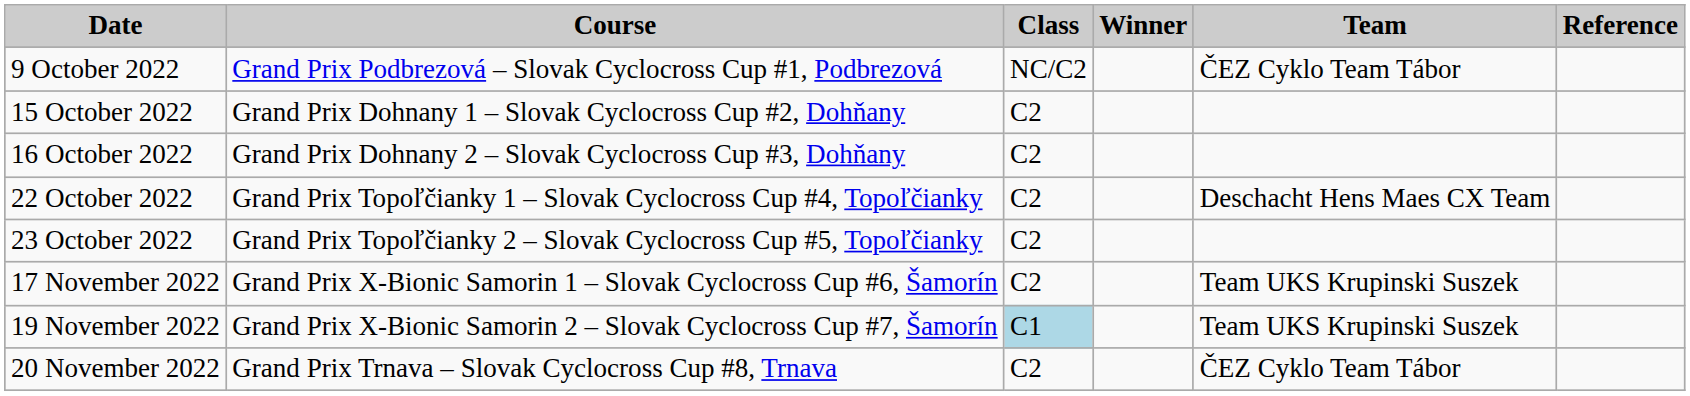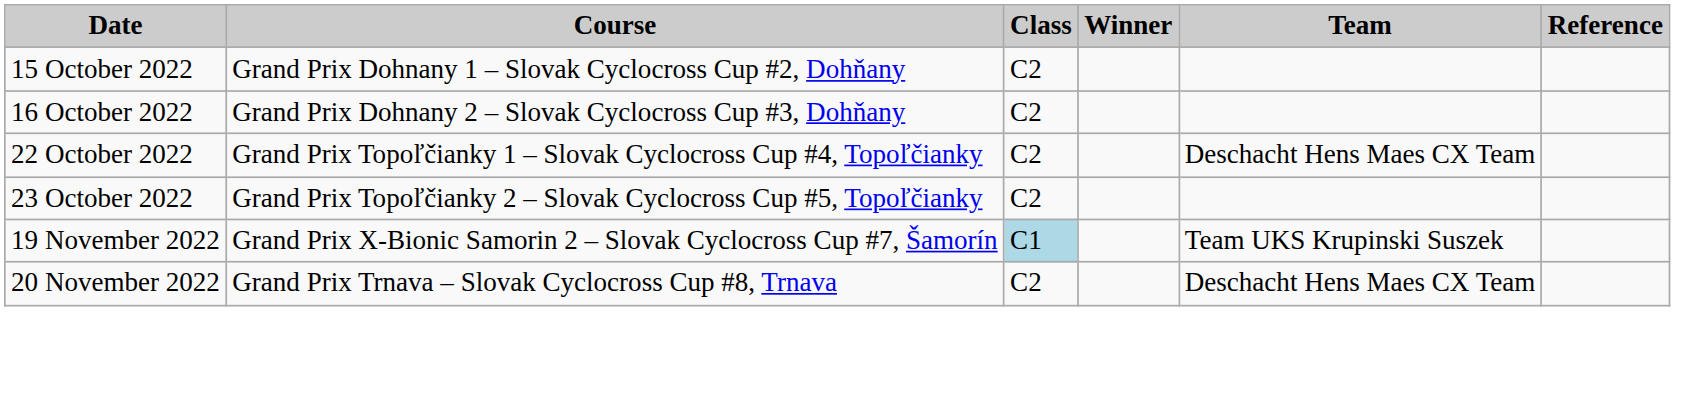- row: (95, 68)
- row: (115, 283)
(1330, 369) ČEZ Cyklo Team Tábor -> (1360, 283) Deschacht Hens Maes CX Team
